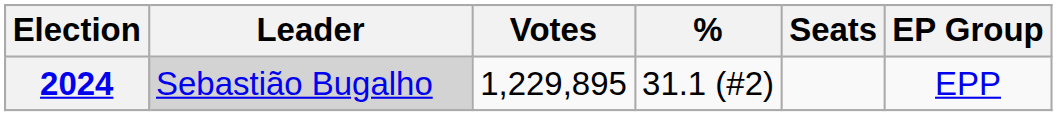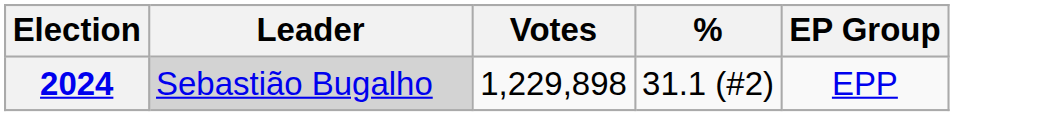- column: (833, 30)
(554, 82) 1,229,895 -> (554, 82) 1,229,898
